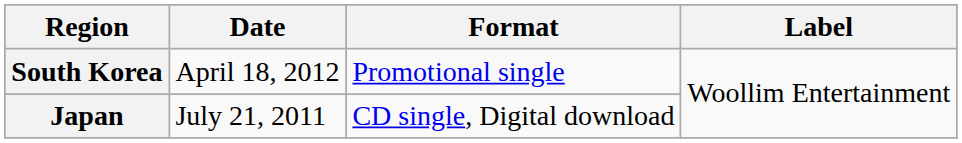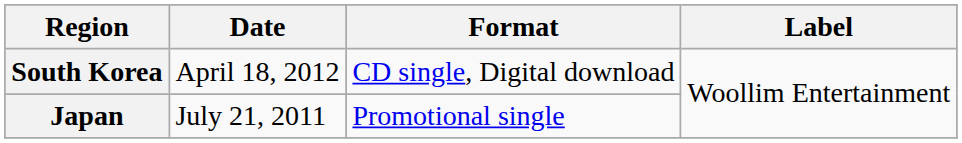(459, 71) Promotional single -> (513, 71) CD single, Digital download
(513, 115) CD single, Digital download -> (459, 115) Promotional single
